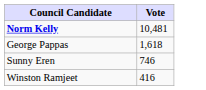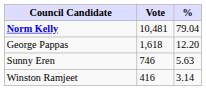+ column: (188, 12)
